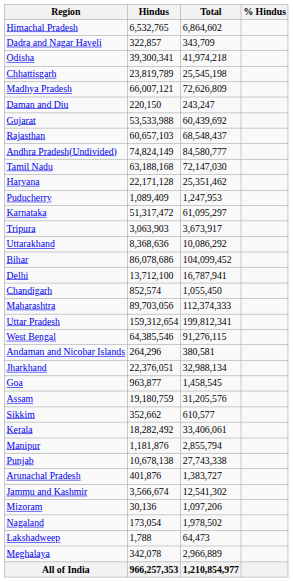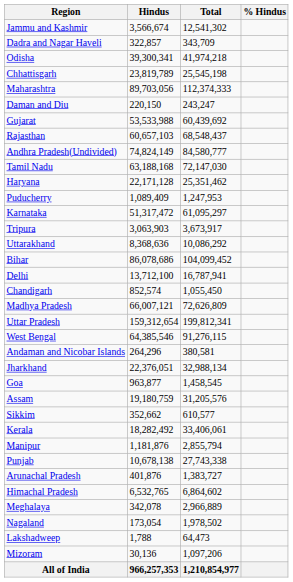rows swapped: (42, 27) <-> (47, 492)
rows swapped: (39, 89) <-> (31, 306)
rows swapped: (28, 553) <-> (24, 507)
